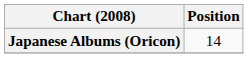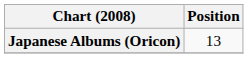(213, 40) 14 -> (213, 40) 13
